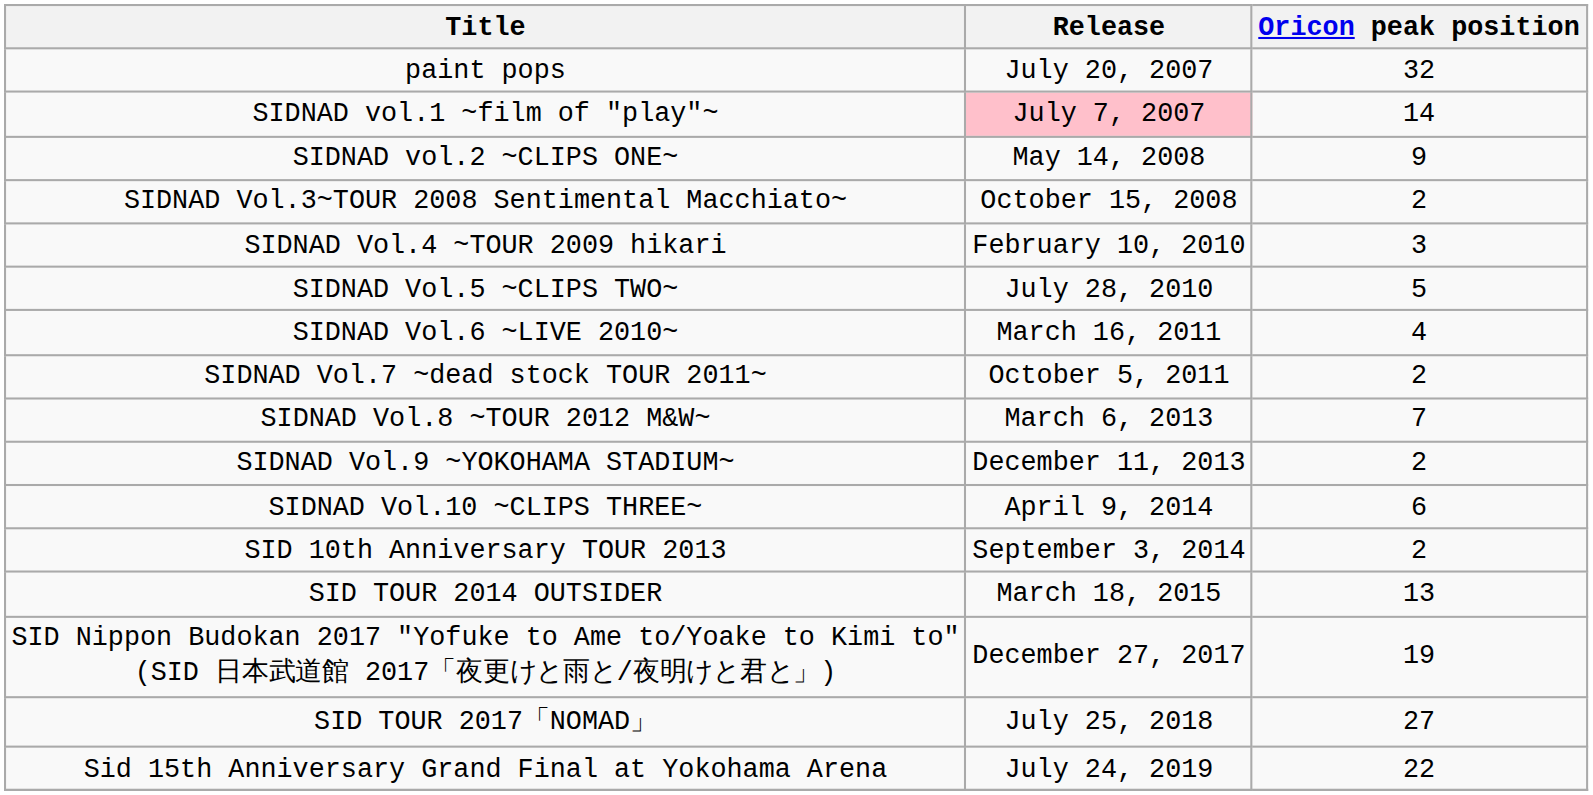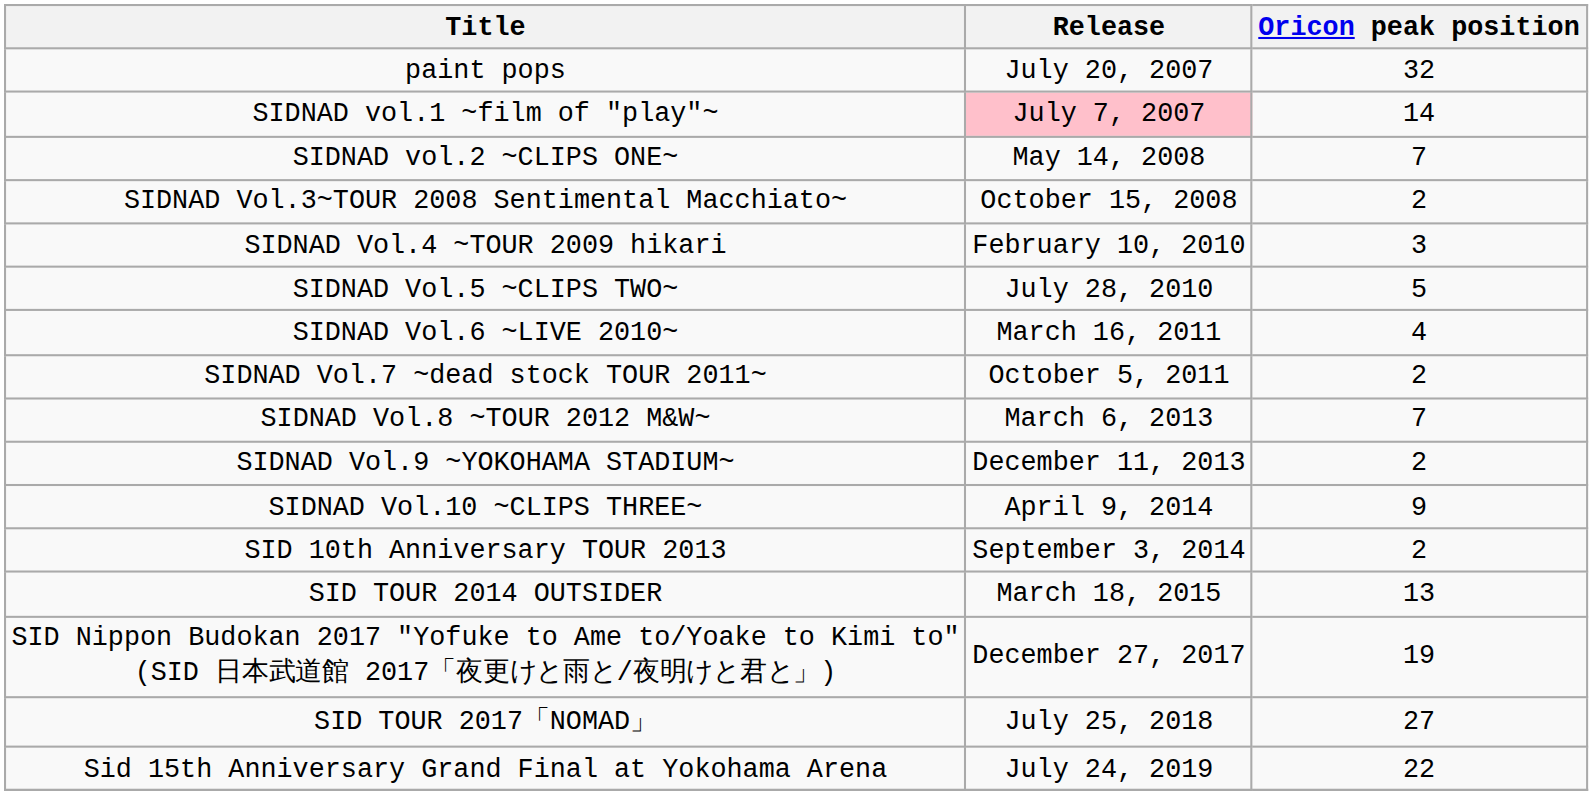(1419, 158) 9 -> (1419, 158) 7
(1419, 507) 6 -> (1419, 507) 9
